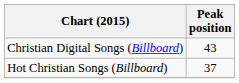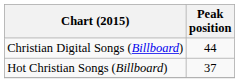(210, 48) 43 -> (210, 48) 44
